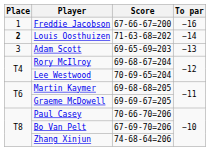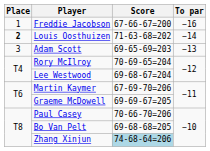(143, 62) 69-68-67=204 -> (143, 62) 70-69-65=204
(143, 75) 70-69-65=204 -> (143, 75) 69-68-67=204
(143, 88) 69-68-68=205 -> (143, 88) 67-69-70=206
(143, 127) 67-69-70=206 -> (143, 127) 69-68-68=205
(143, 140) no background -> (143, 140) lightblue background
